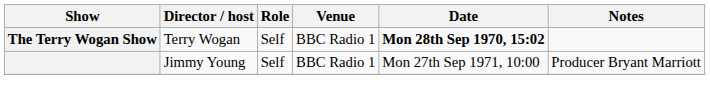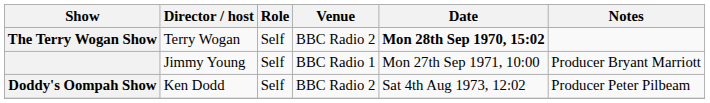(336, 39) BBC Radio 1 -> (336, 39) BBC Radio 2
+ row: (82, 86)
